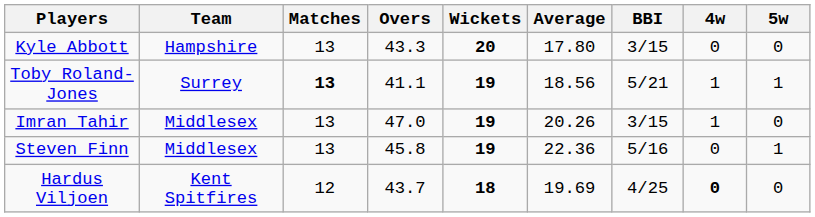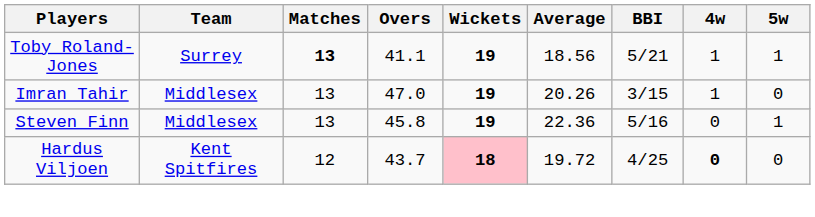- row: (72, 47)
(485, 188) no background -> (485, 160) pink background
(570, 188) 19.69 -> (570, 160) 19.72
